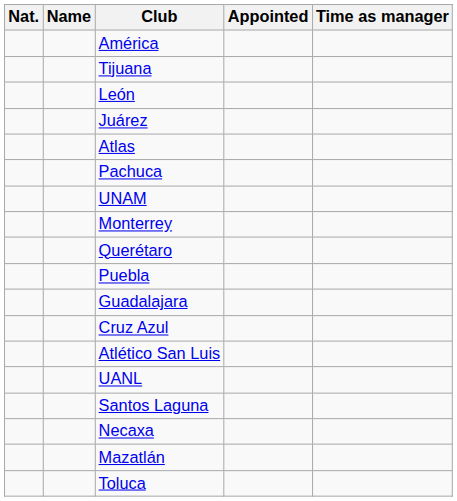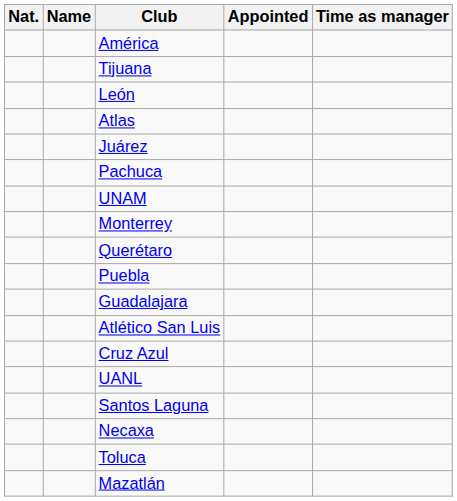rows swapped: (123, 120) <-> (117, 146)
rows swapped: (159, 353) <-> (134, 328)
rows swapped: (122, 483) <-> (132, 457)
